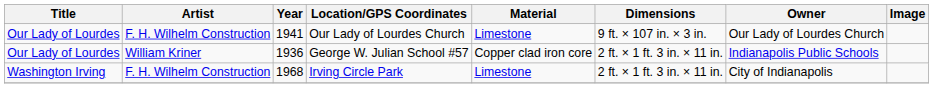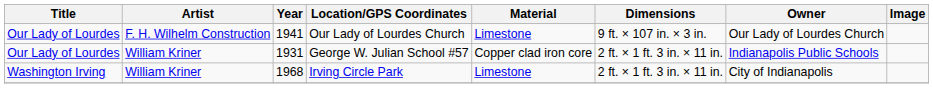(290, 53) 1936 -> (290, 53) 1931
(198, 72) F. H. Wilhelm Construction -> (163, 72) William Kriner
